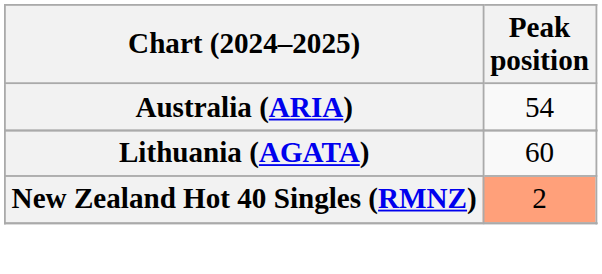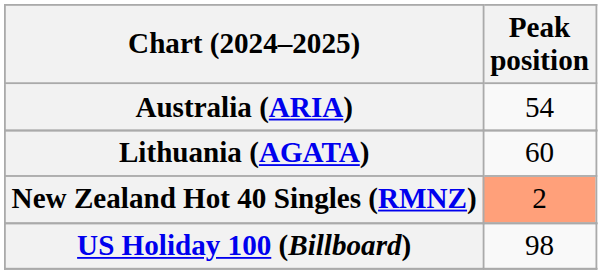+ row: (244, 245)
